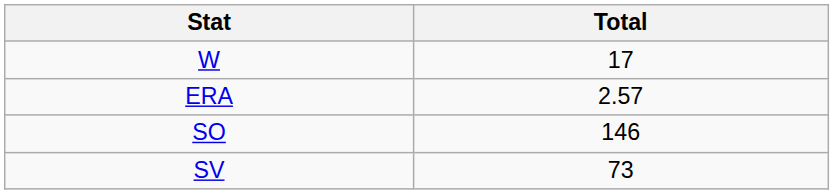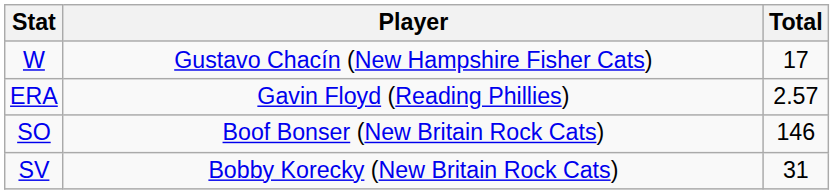+ column: (413, 22)
(621, 170) 73 -> (796, 170) 31
